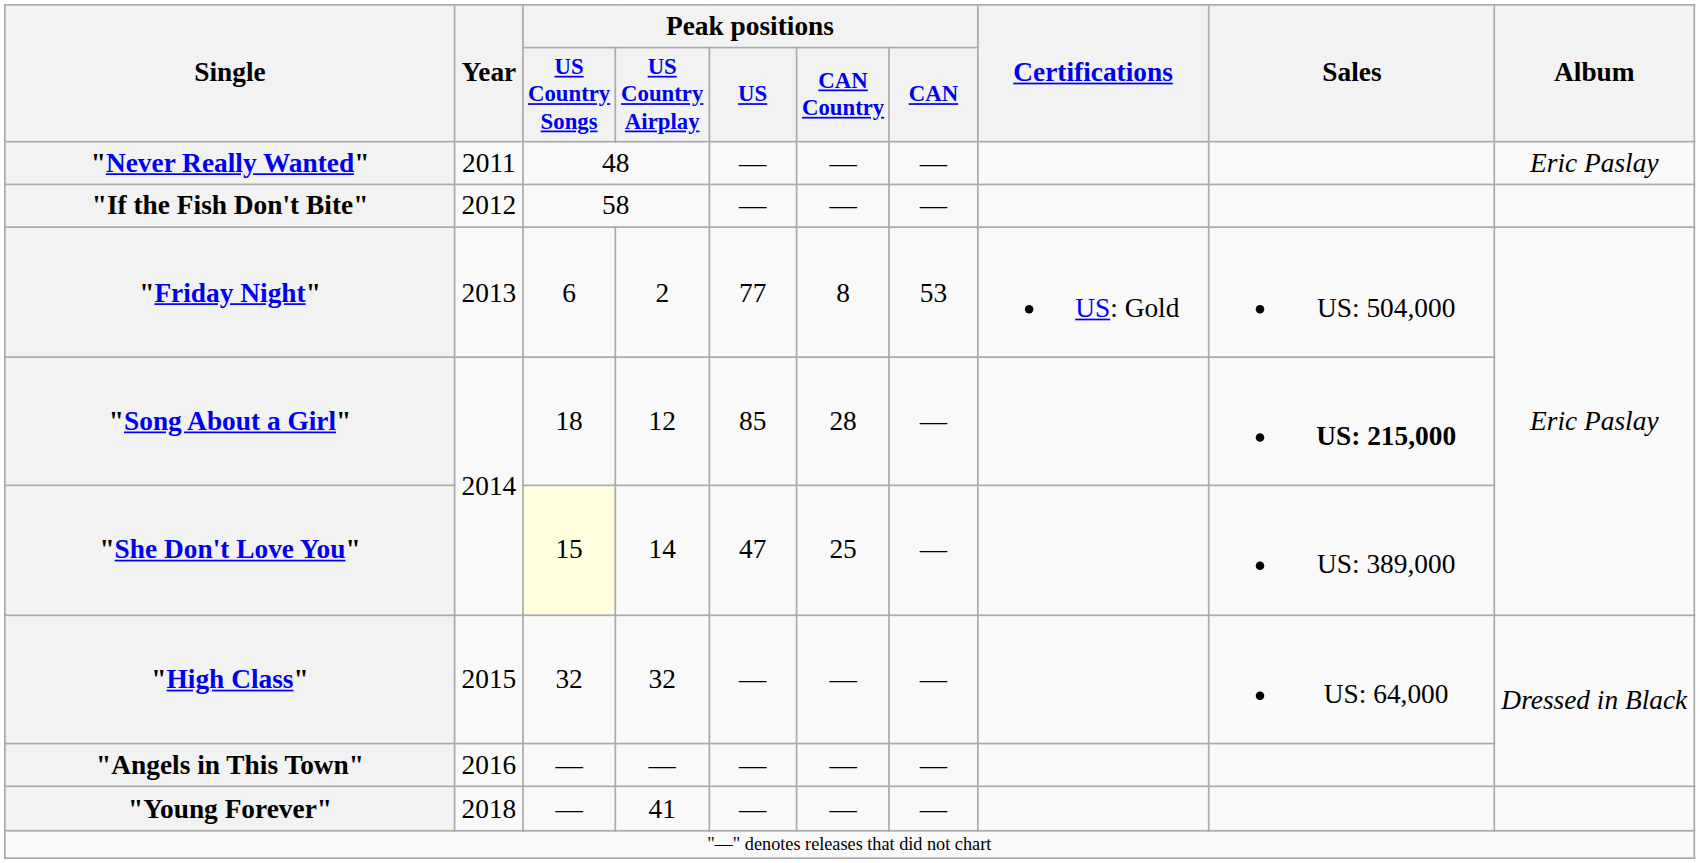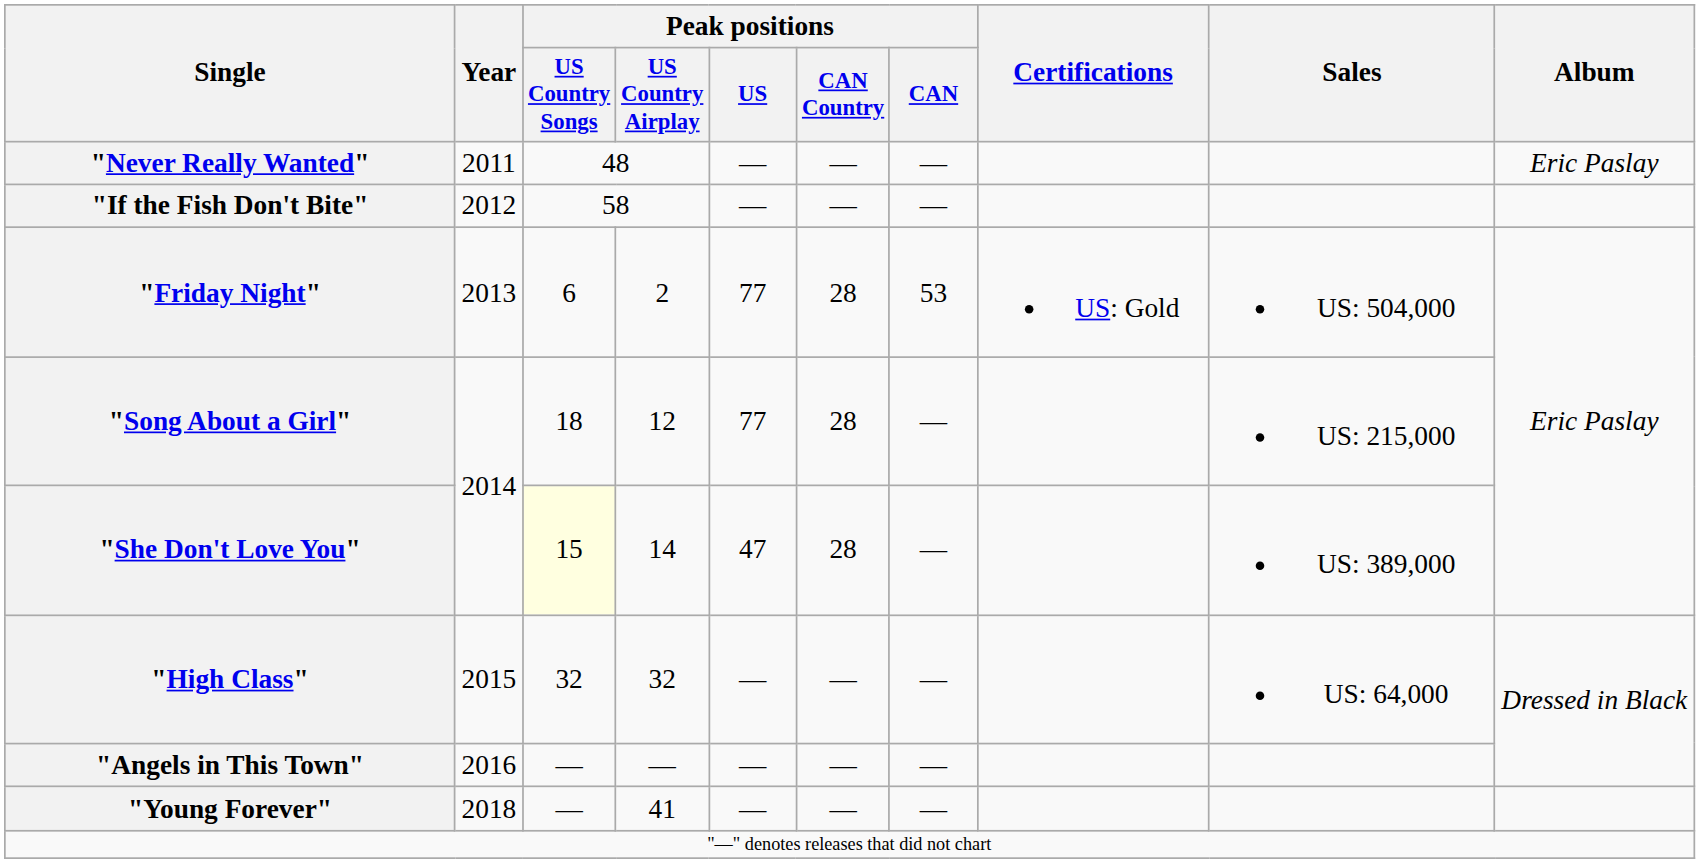(843, 291) 8 -> (843, 291) 28
(753, 420) 85 -> (753, 420) 77
(1352, 437) bold -> (1352, 437) normal
(843, 549) 25 -> (843, 549) 28
